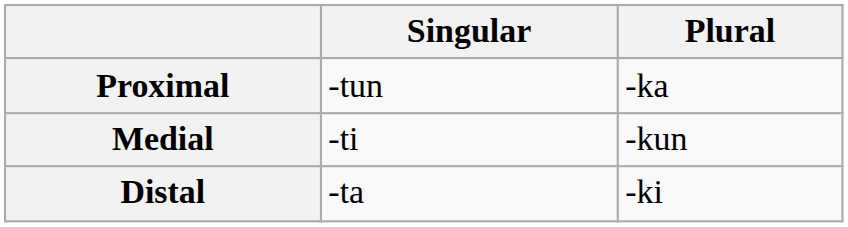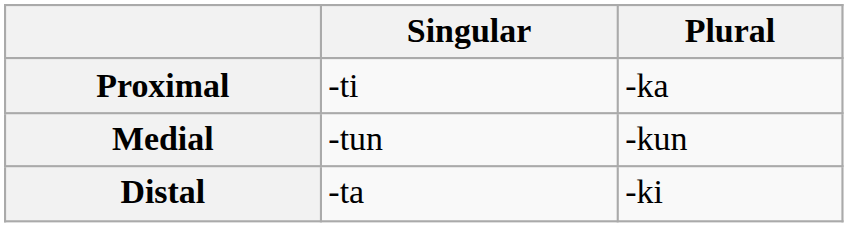(356, 85) -tun -> (343, 85) -ti
(343, 138) -ti -> (356, 138) -tun
